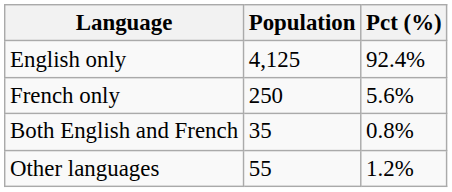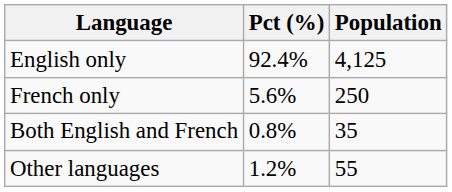columns swapped: (302, 22) <-> (404, 22)
